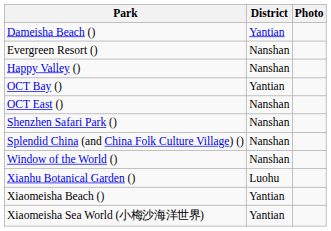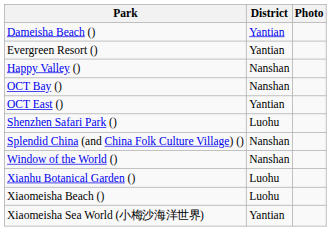(269, 50) Nanshan -> (267, 50) Yantian
(267, 86) Yantian -> (269, 86) Nanshan
(269, 104) Nanshan -> (267, 104) Yantian
(269, 123) Nanshan -> (264, 123) Luohu
(267, 196) Yantian -> (264, 196) Luohu
